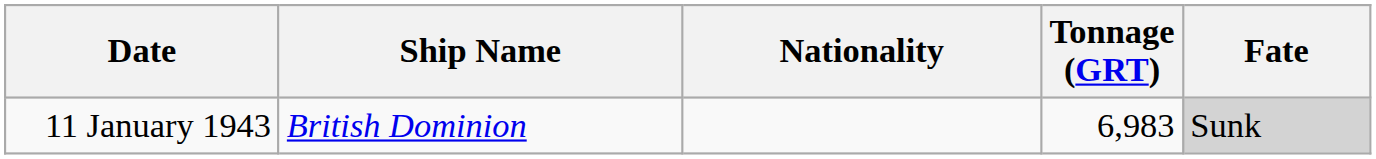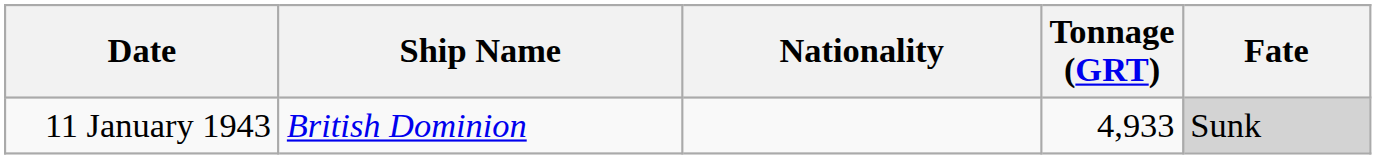(1136, 125) 6,983 -> (1136, 125) 4,933
